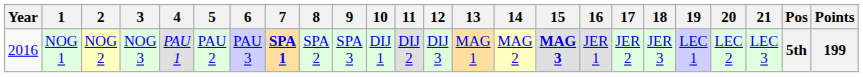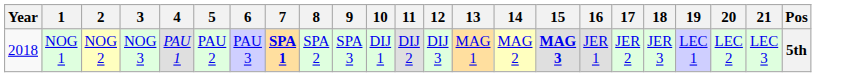- column: (835, 16)
(23, 49) 2016 -> (23, 49) 2018
